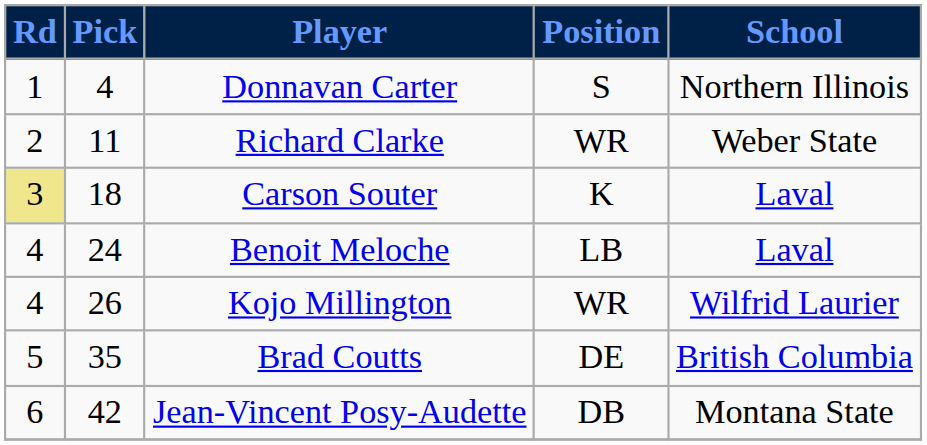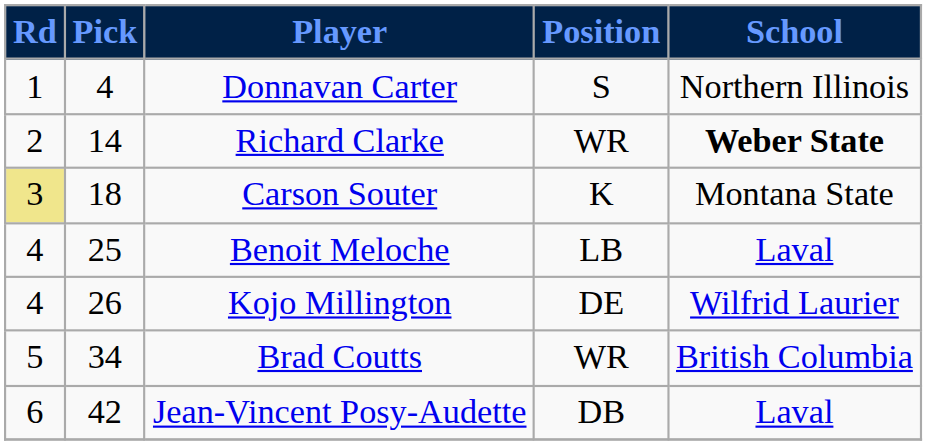(105, 140) 11 -> (105, 140) 14
(794, 140) normal -> (794, 140) bold
(794, 194) Laval -> (794, 194) Montana State
(105, 248) 24 -> (105, 248) 25
(601, 303) WR -> (601, 303) DE
(105, 357) 35 -> (105, 357) 34
(601, 357) DE -> (601, 357) WR
(794, 411) Montana State -> (794, 411) Laval
